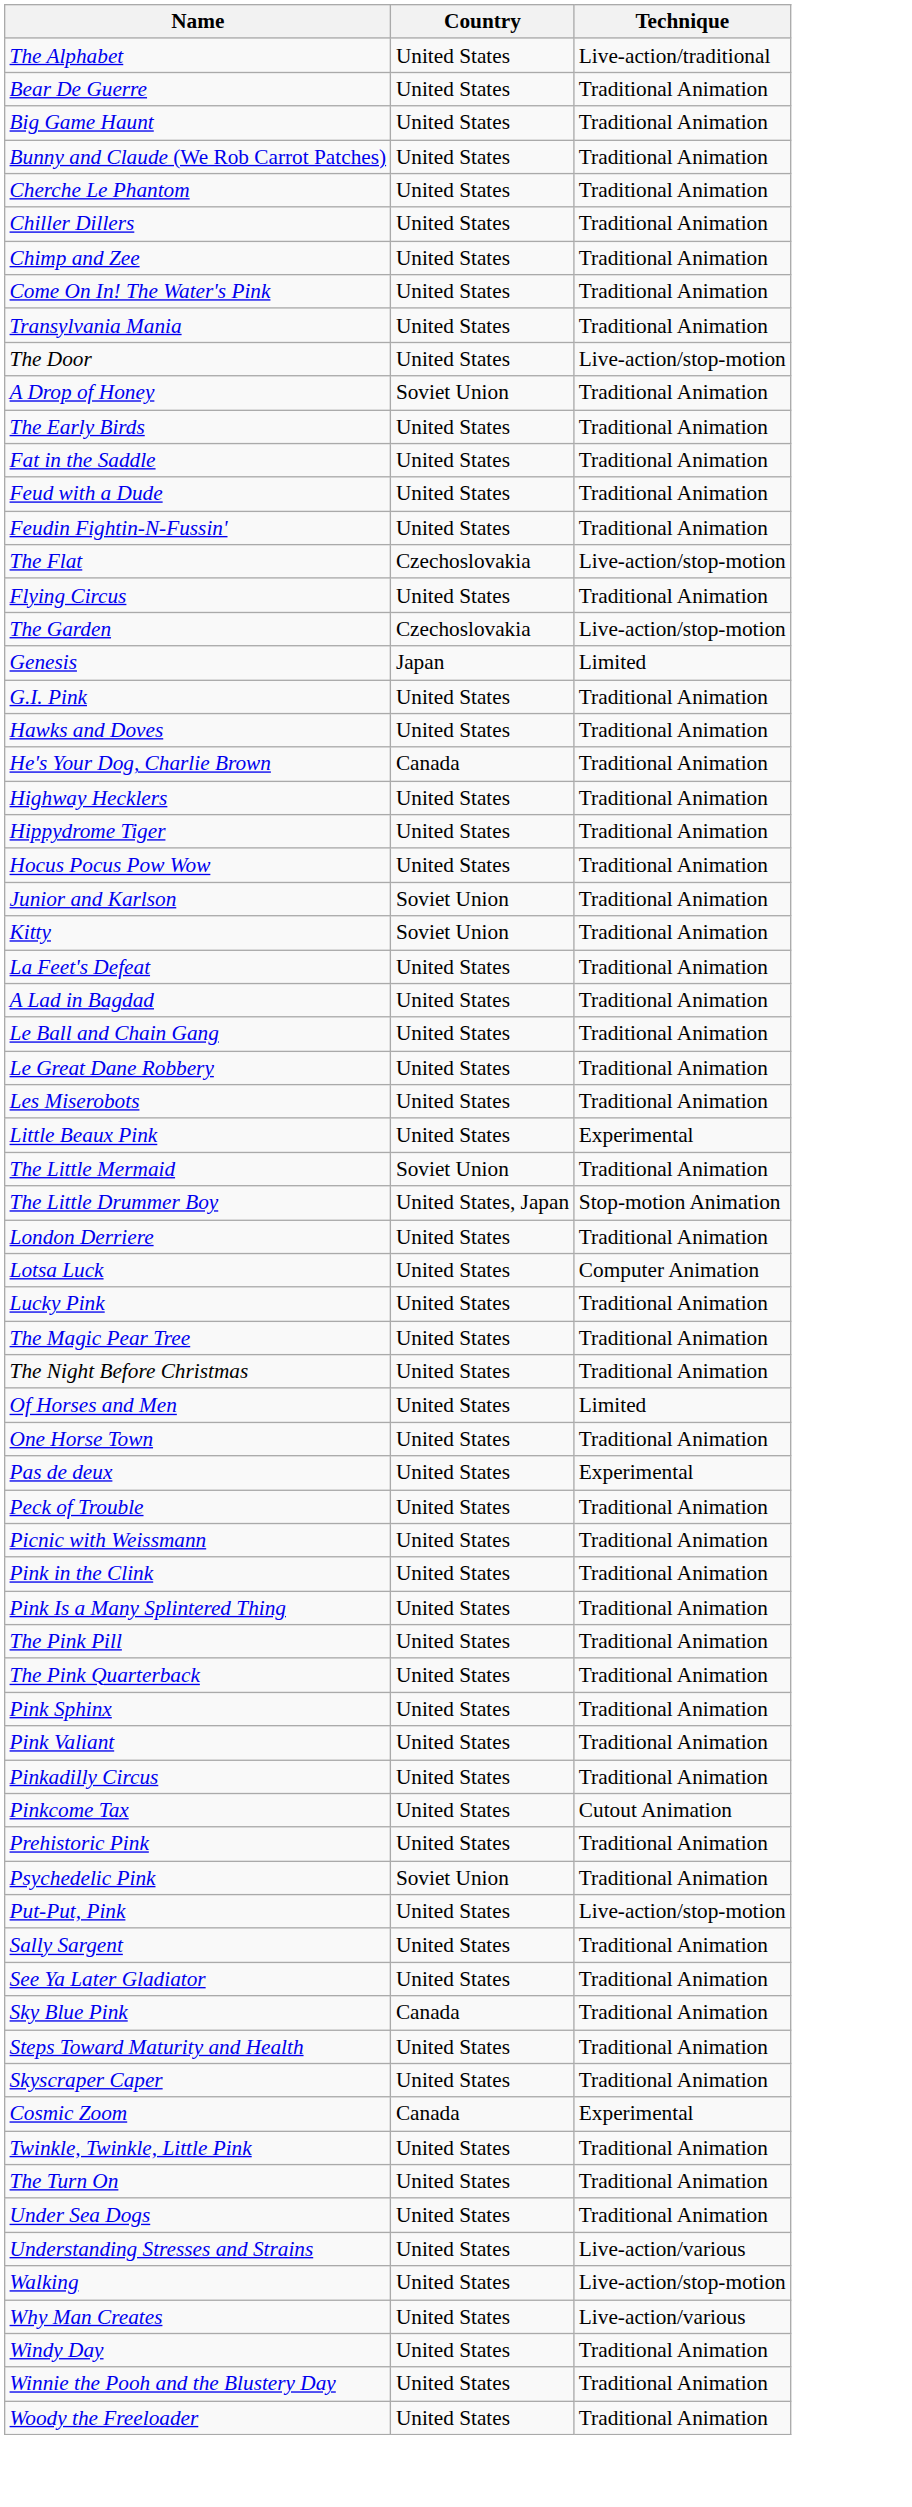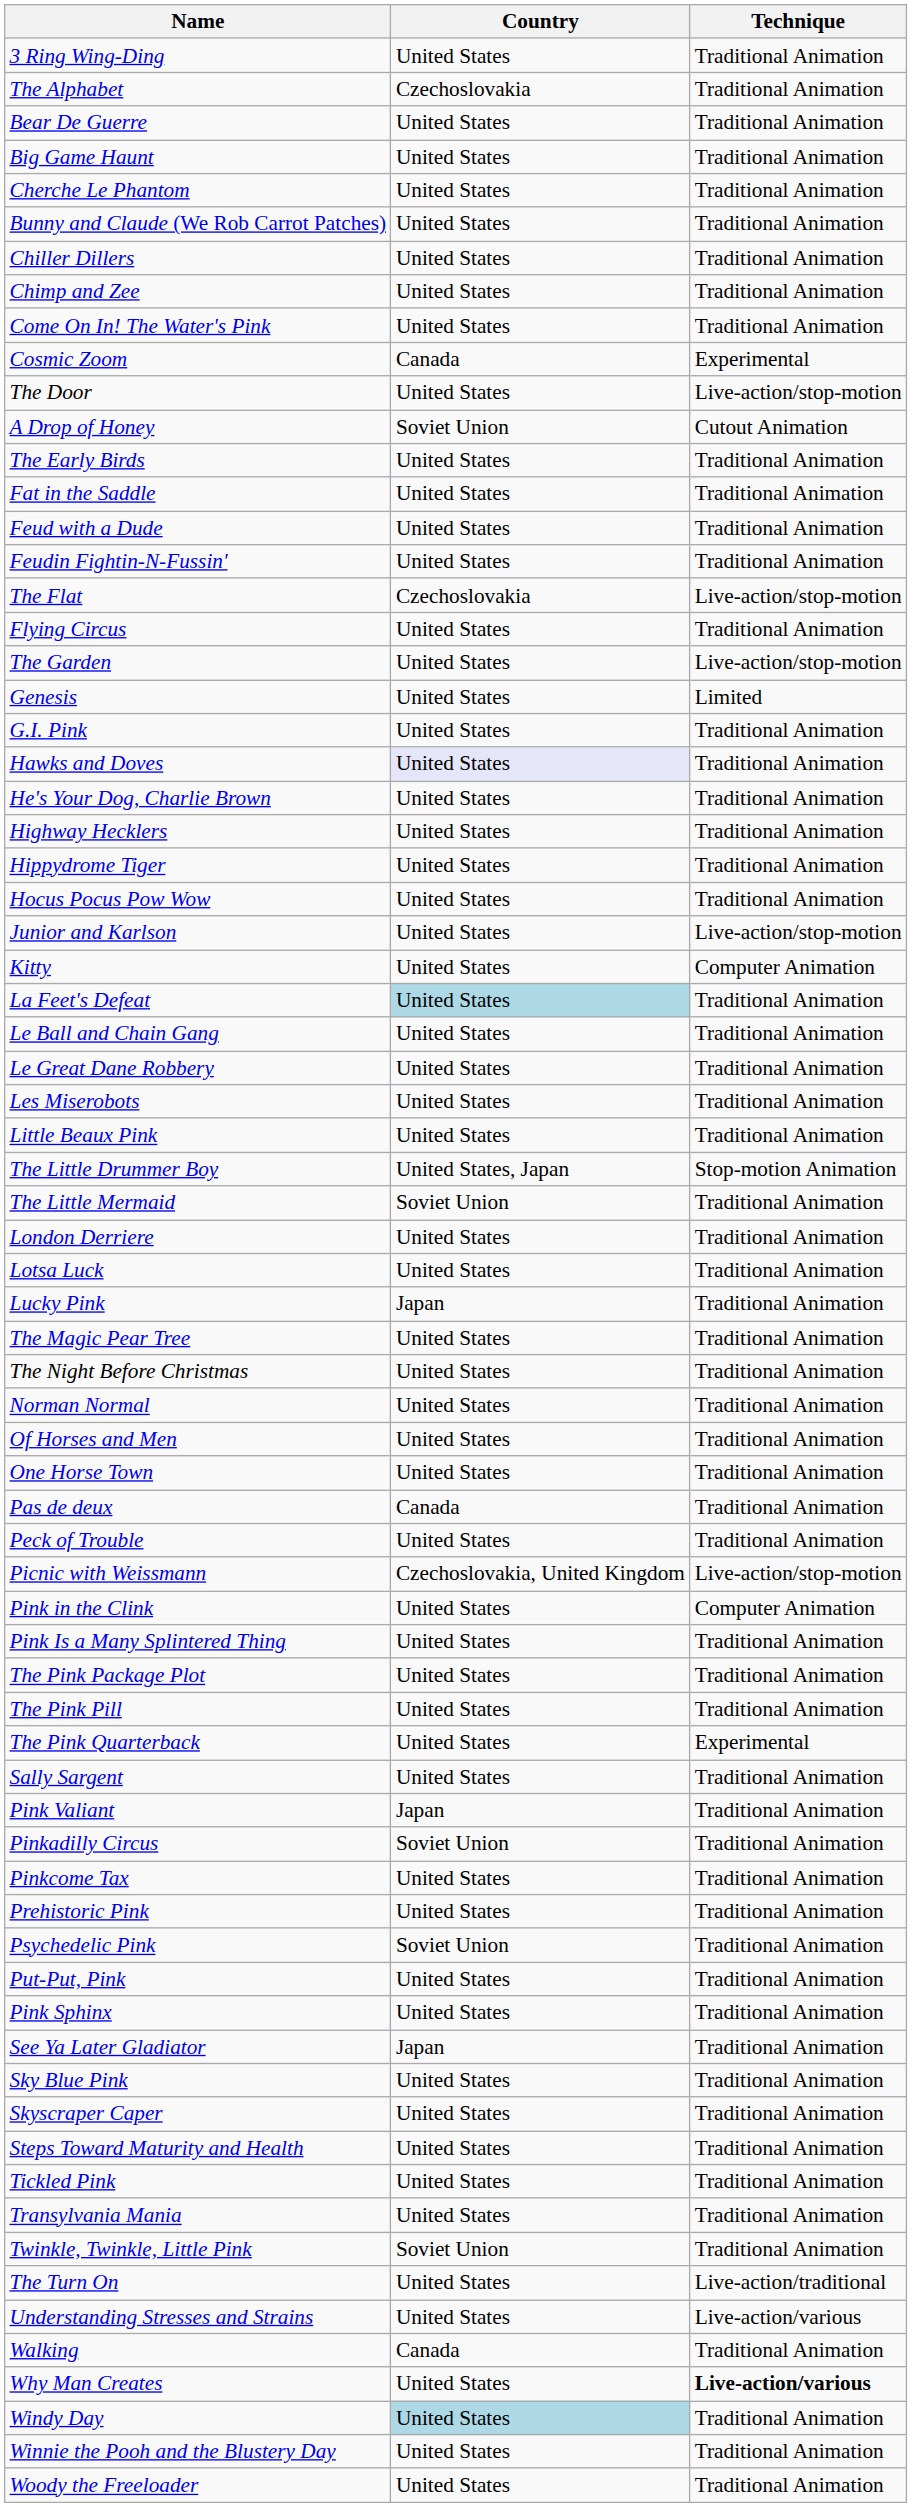+ row: (87, 55)
(453, 55) United States -> (463, 88) Czechoslovakia
(675, 55) Live-action/traditional -> (789, 88) Traditional Animation
rows swapped: (198, 156) <-> (100, 190)
rows swapped: (68, 2113) <-> (96, 325)
(673, 392) Traditional Animation -> (771, 426) Cutout Animation
(463, 628) Czechoslovakia -> (453, 662) United States
(420, 662) Japan -> (453, 696) United States
(453, 730) no background -> (453, 763) lavender background
(428, 763) Canada -> (453, 797) United States
(452, 898) Soviet Union -> (453, 932) United States
(673, 898) Traditional Animation -> (798, 932) Live-action/stop-motion
(452, 932) Soviet Union -> (453, 966) United States
(673, 932) Traditional Animation -> (785, 966) Computer Animation
(453, 966) no background -> (453, 1000) lightblue background
- row: (82, 1000)
(636, 1135) Experimental -> (789, 1135) Traditional Animation
rows swapped: (114, 1202) <-> (92, 1168)
(669, 1270) Computer Animation -> (789, 1270) Traditional Animation
(453, 1303) United States -> (420, 1303) Japan
+ row: (80, 1405)
(613, 1405) Limited -> (789, 1438) Traditional Animation
(453, 1472) United States -> (428, 1506) Canada
(636, 1472) Experimental -> (789, 1506) Traditional Animation
(453, 1540) United States -> (540, 1573) Czechoslovakia, United Kingdom
(673, 1540) Traditional Animation -> (798, 1573) Live-action/stop-motion
(673, 1573) Traditional Animation -> (785, 1607) Computer Animation
+ row: (107, 1675)
(673, 1675) Traditional Animation -> (752, 1742) Experimental
rows swapped: (61, 1708) <-> (66, 1945)
(453, 1742) United States -> (420, 1810) Japan
(453, 1776) United States -> (452, 1843) Soviet Union
(655, 1810) Cutout Animation -> (789, 1877) Traditional Animation
(682, 1911) Live-action/stop-motion -> (789, 1978) Traditional Animation
(453, 1978) United States -> (420, 2046) Japan
(428, 2012) Canada -> (453, 2080) United States
rows swapped: (86, 2080) <-> (157, 2046)
+ row: (62, 2181)
(453, 2147) United States -> (452, 2248) Soviet Union
(673, 2181) Traditional Animation -> (790, 2282) Live-action/traditional
- row: (80, 2215)
(453, 2282) United States -> (428, 2350) Canada
(682, 2282) Live-action/stop-motion -> (789, 2350) Traditional Animation
(662, 2316) normal -> (783, 2383) bold
(453, 2350) no background -> (453, 2417) lightblue background
